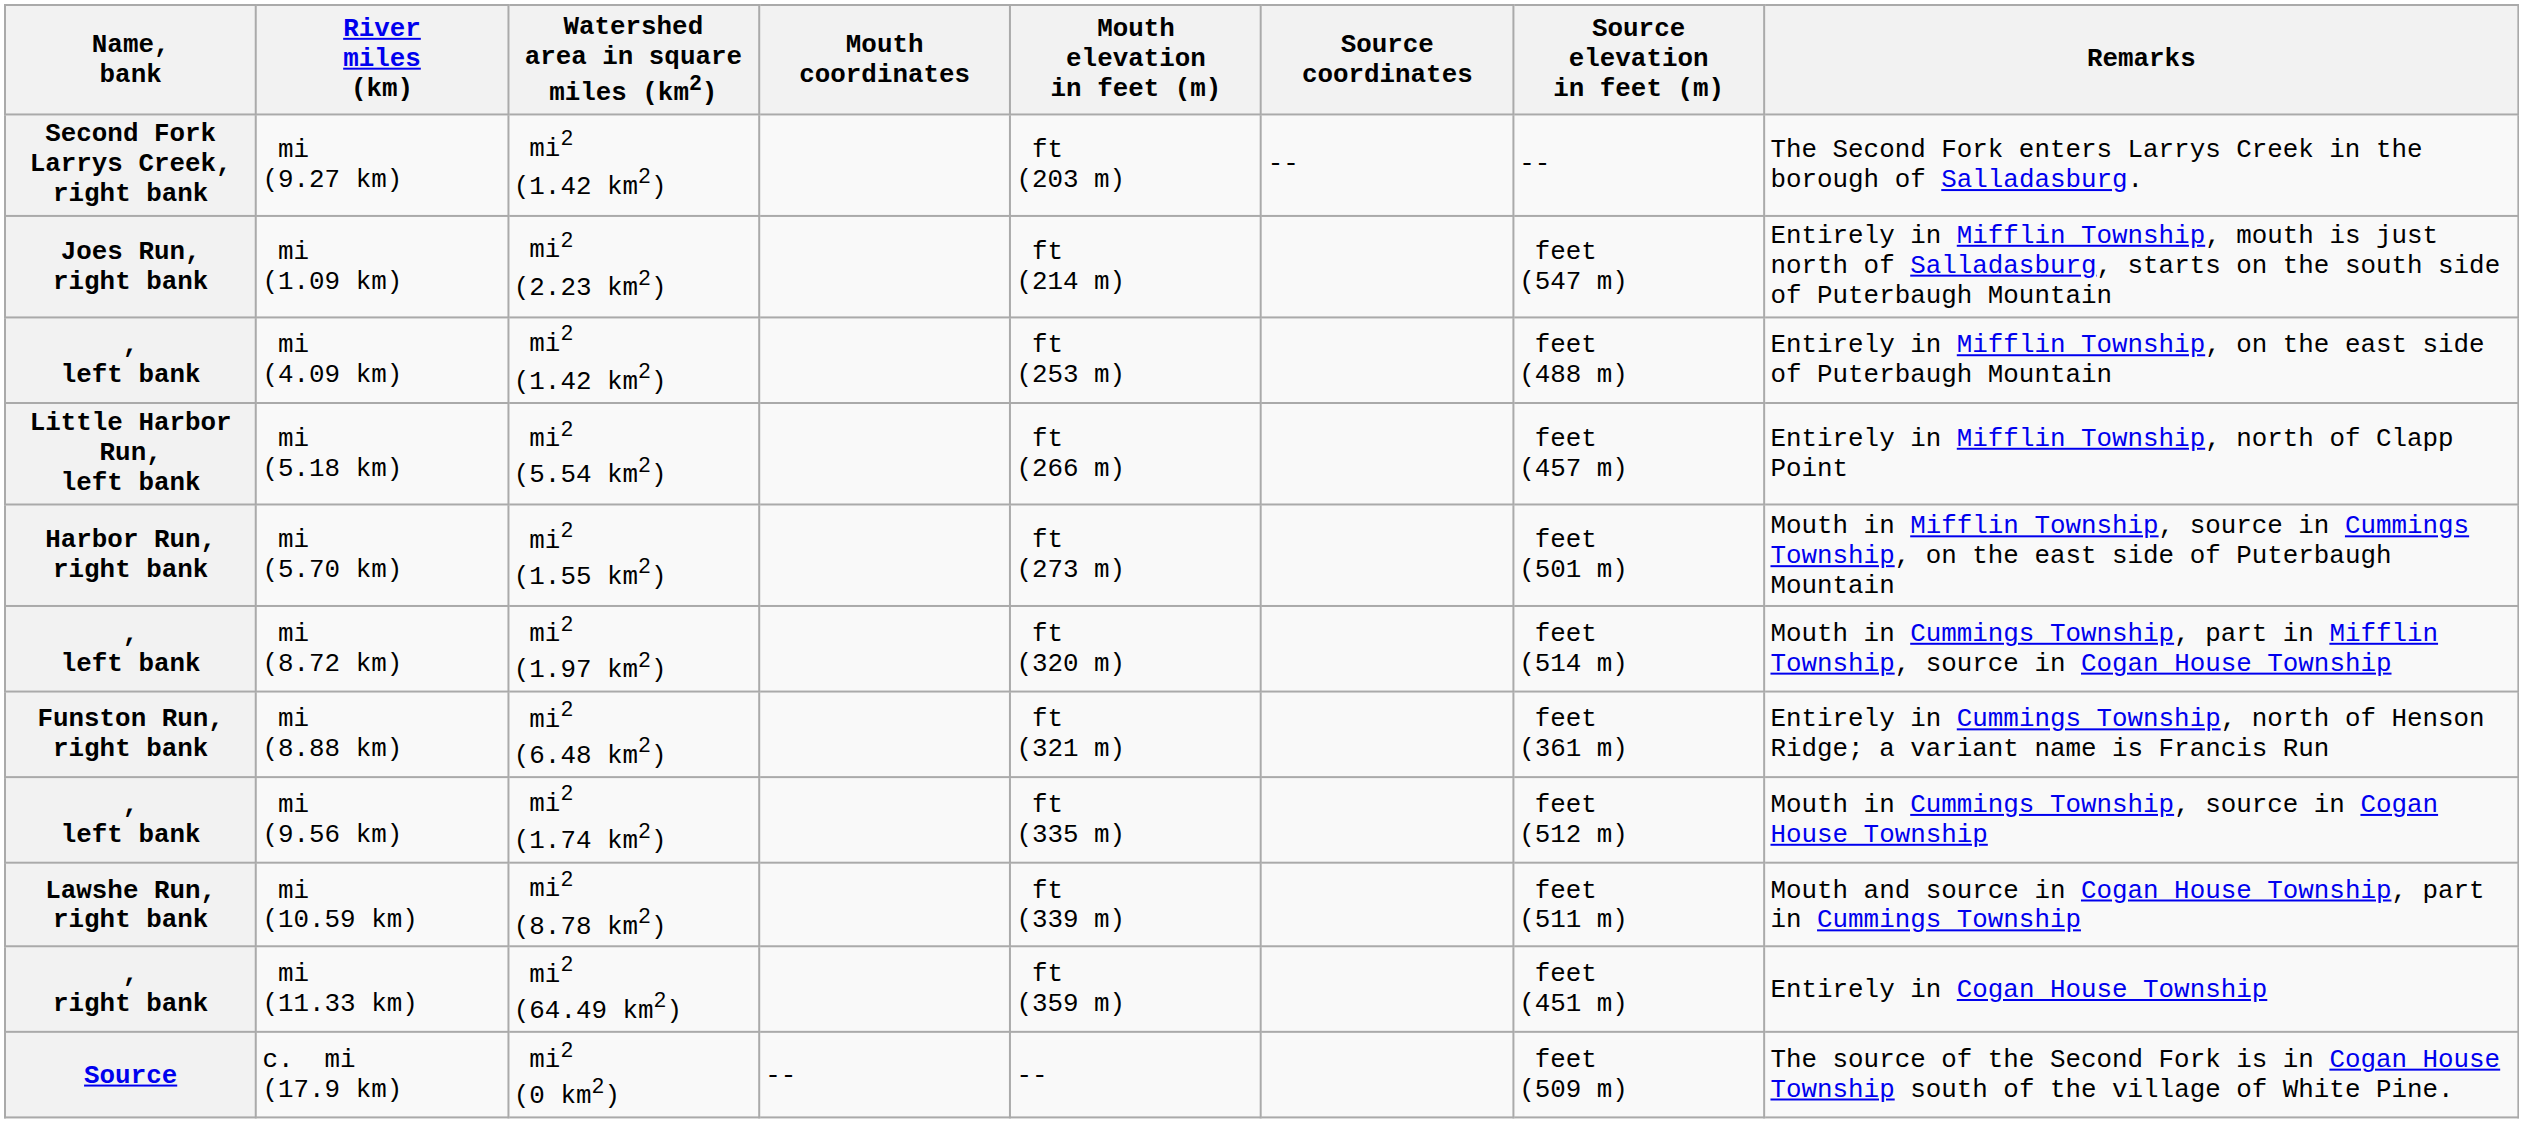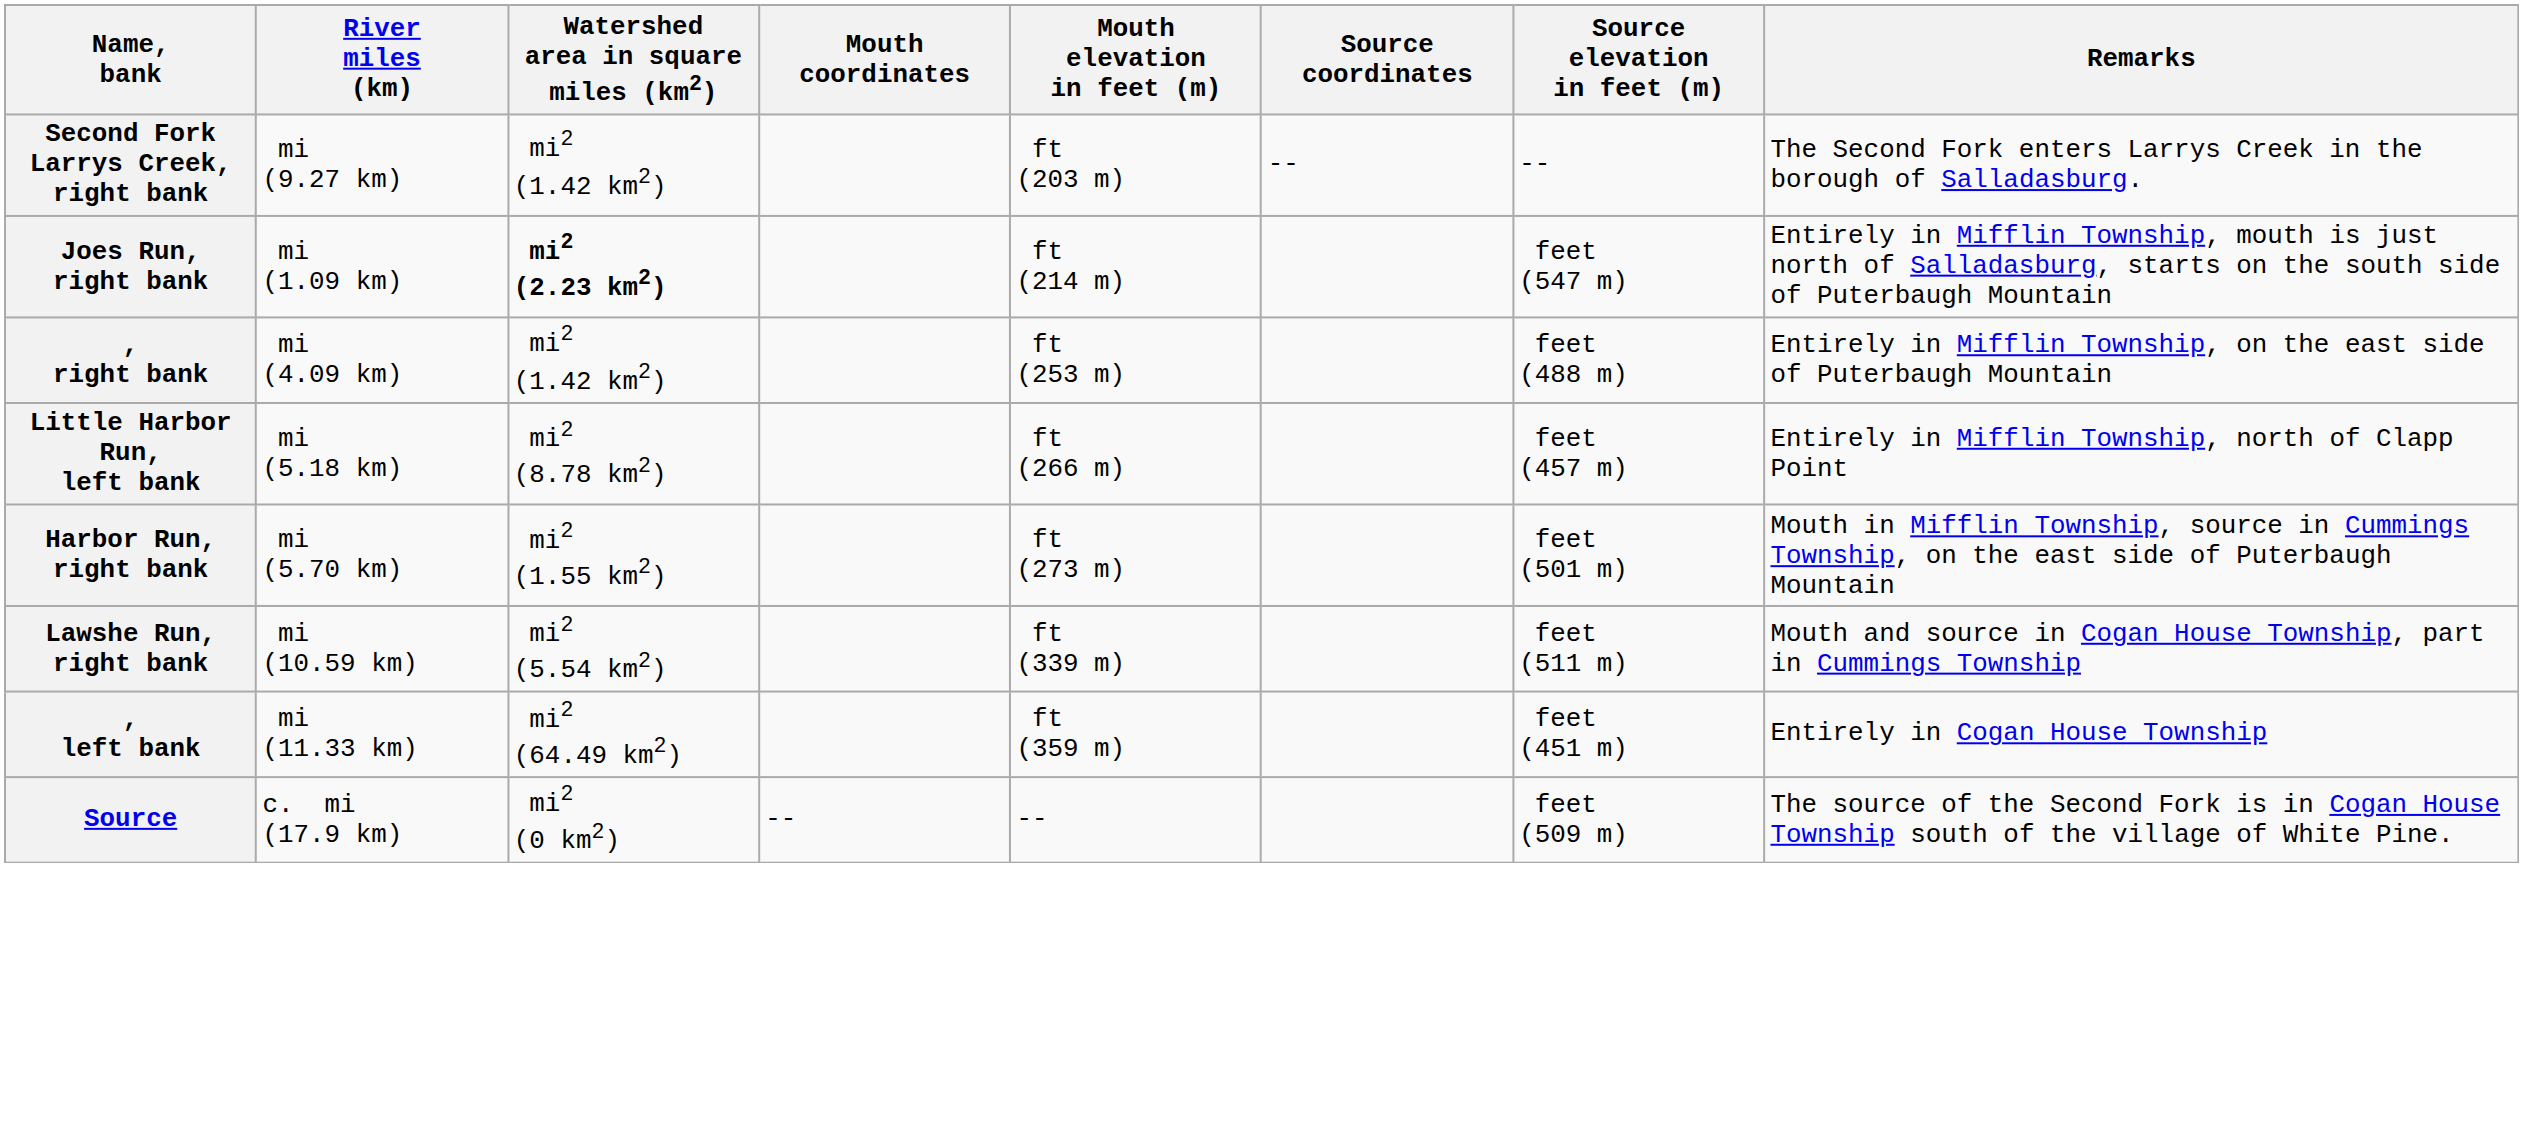(590, 266) normal -> (590, 266) bold
(131, 360) , left bank -> (131, 360) , right bank
(590, 453) mi2 (5.54 km2) -> (590, 453) mi2 (8.78 km2)
- row: (332, 649)
- row: (332, 734)
- row: (332, 819)
(590, 905) mi2 (8.78 km2) -> (590, 649) mi2 (5.54 km2)
(131, 990) , right bank -> (131, 734) , left bank
